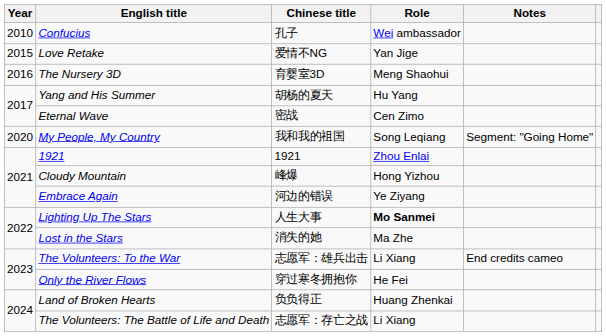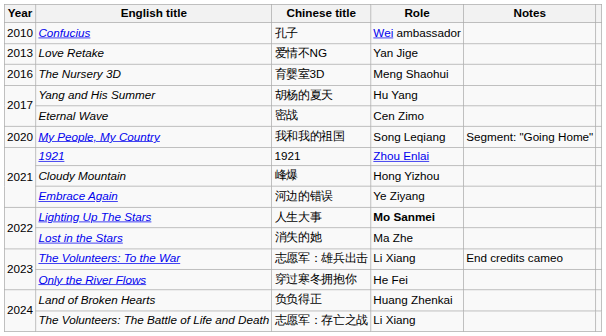(20, 54) 2015 -> (20, 54) 2013
